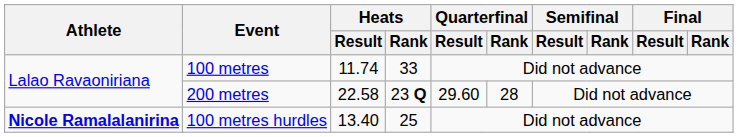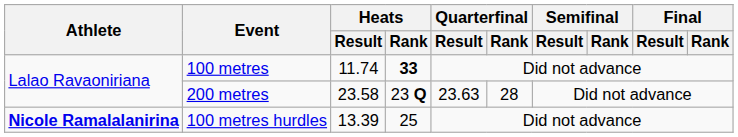(409, 68) normal -> (409, 68) bold
(358, 94) 22.58 -> (358, 94) 23.58
(459, 94) 29.60 -> (459, 94) 23.63
(358, 120) 13.40 -> (358, 120) 13.39
